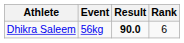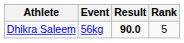(164, 30) 6 -> (164, 30) 5
